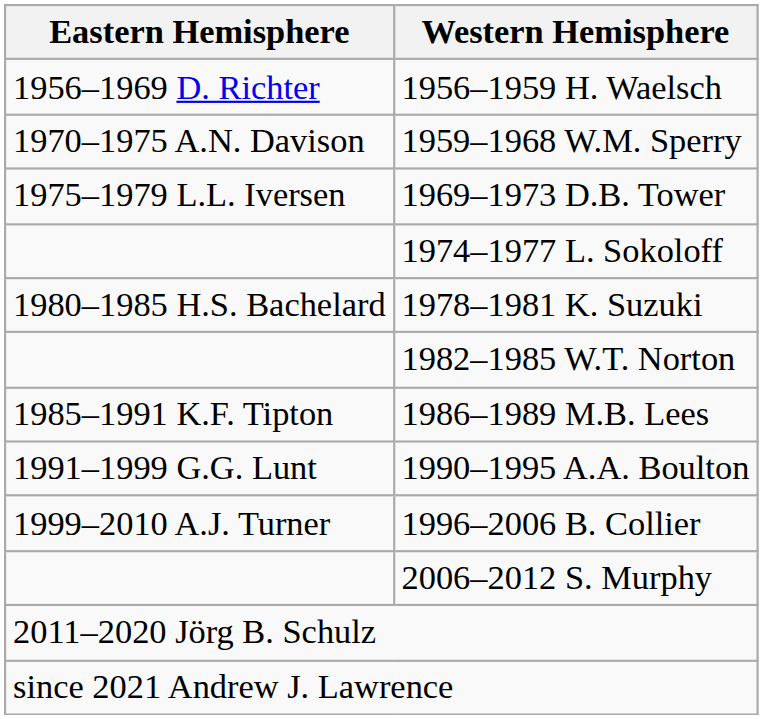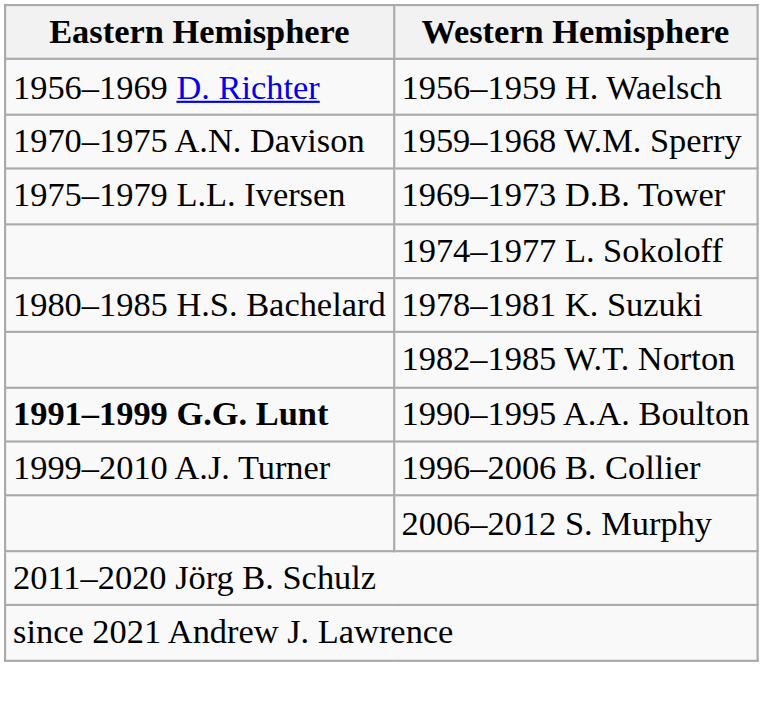- row: (555, 413)
(165, 468) normal -> (171, 413) bold
